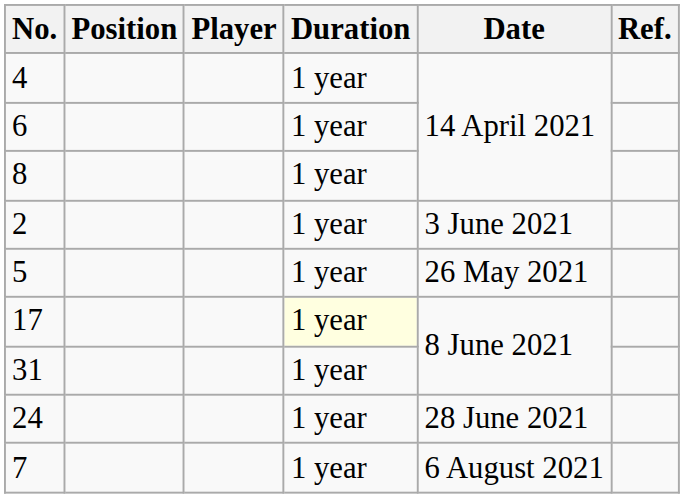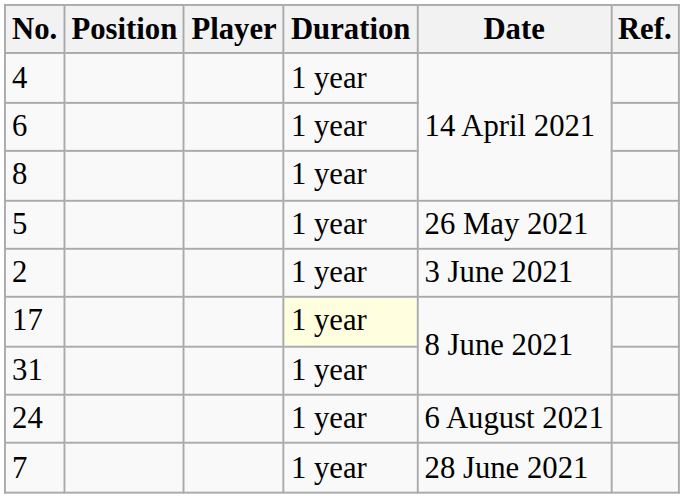rows swapped: (20, 272) <-> (20, 223)
(506, 418) 28 June 2021 -> (514, 418) 6 August 2021
(514, 467) 6 August 2021 -> (506, 467) 28 June 2021
